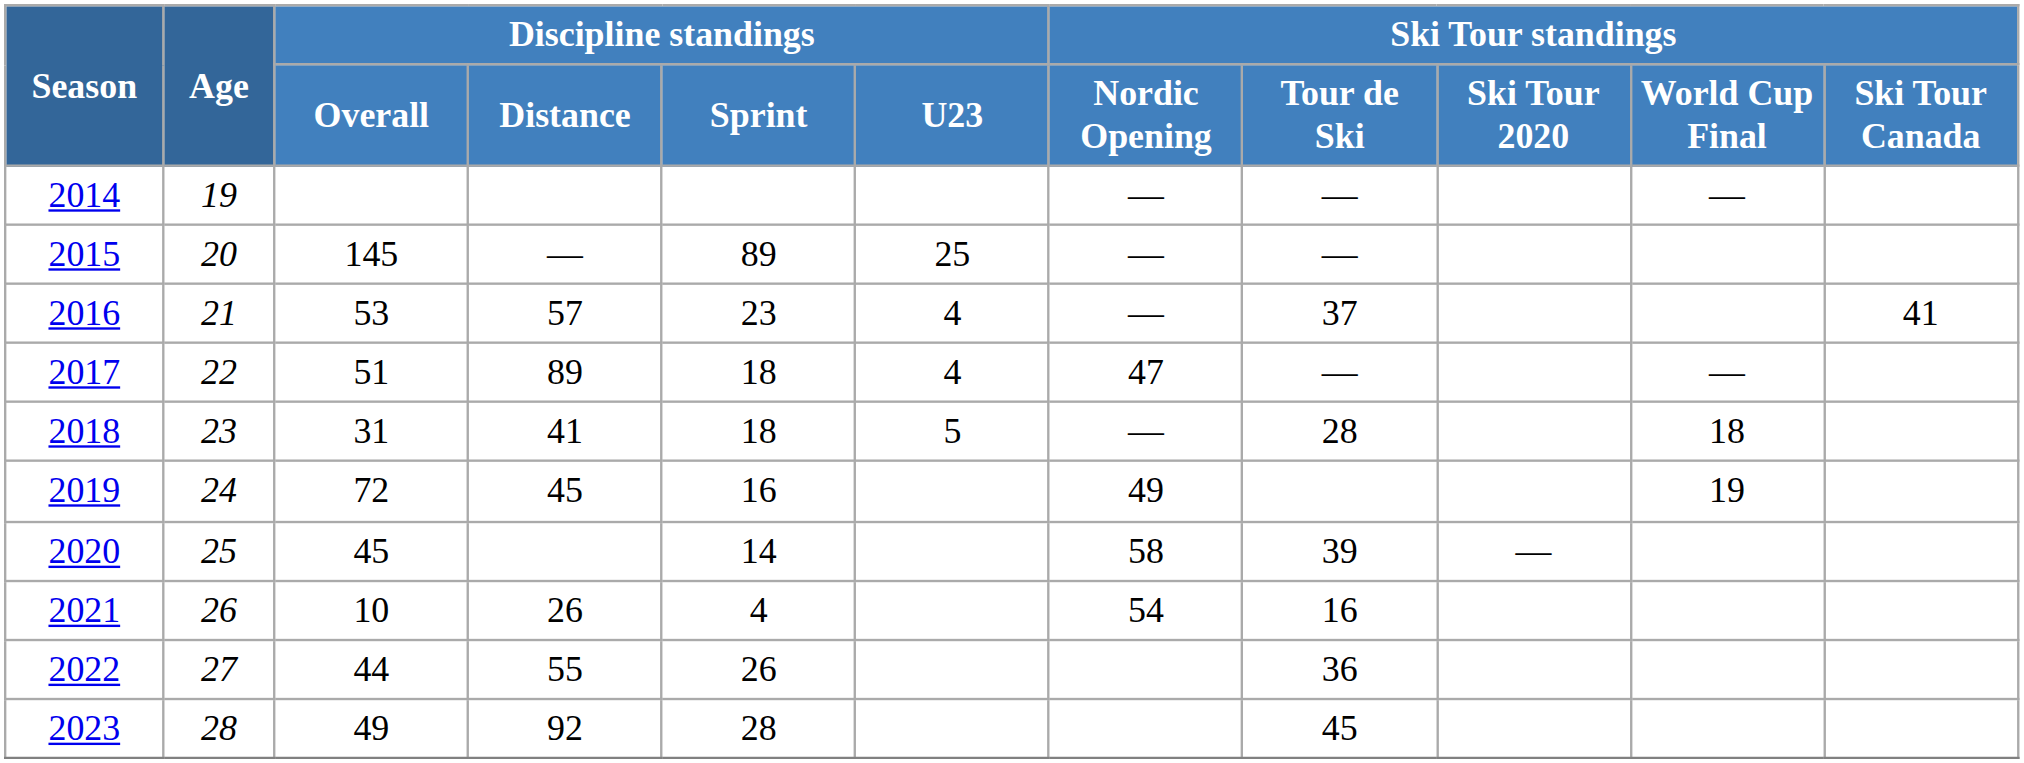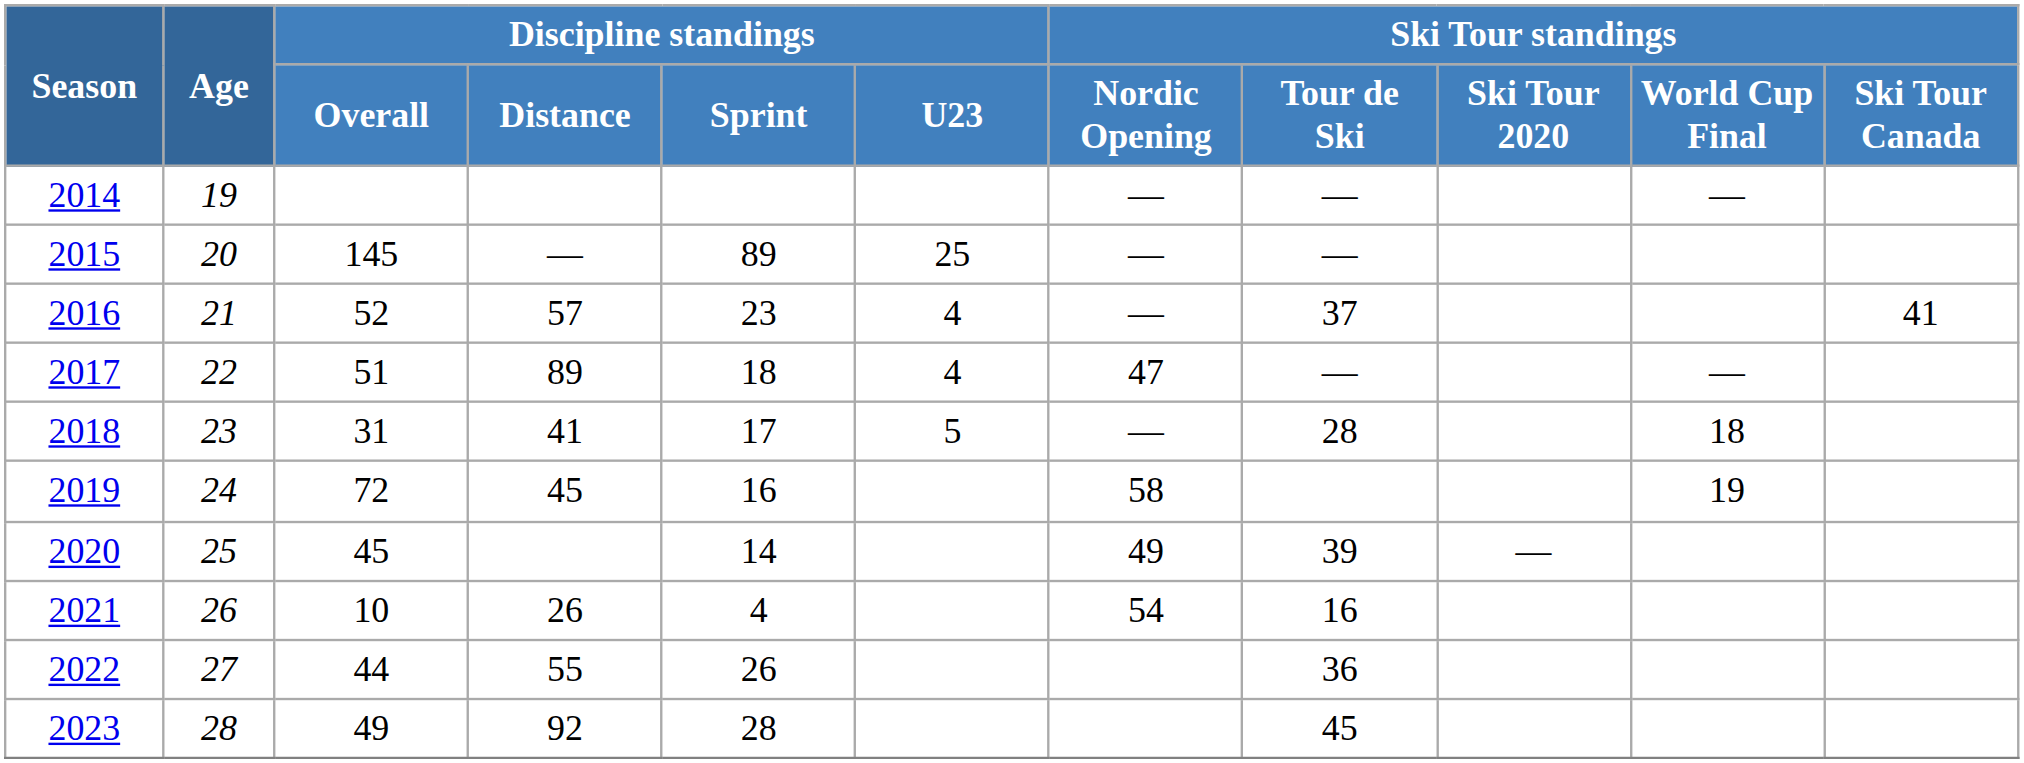(371, 313) 53 -> (371, 313) 52
(759, 431) 18 -> (759, 431) 17
(1146, 490) 49 -> (1146, 490) 58
(1146, 549) 58 -> (1146, 549) 49
